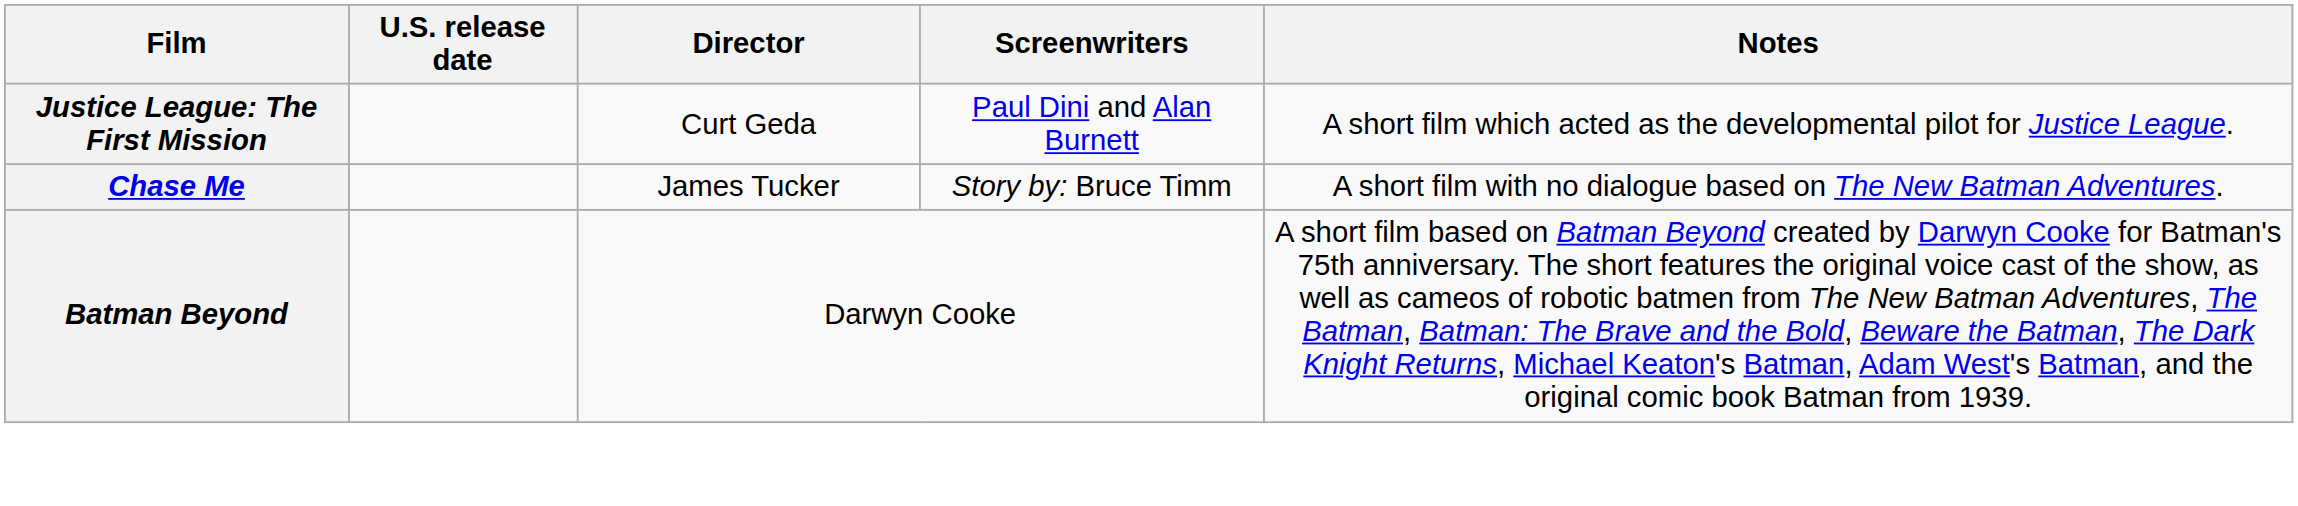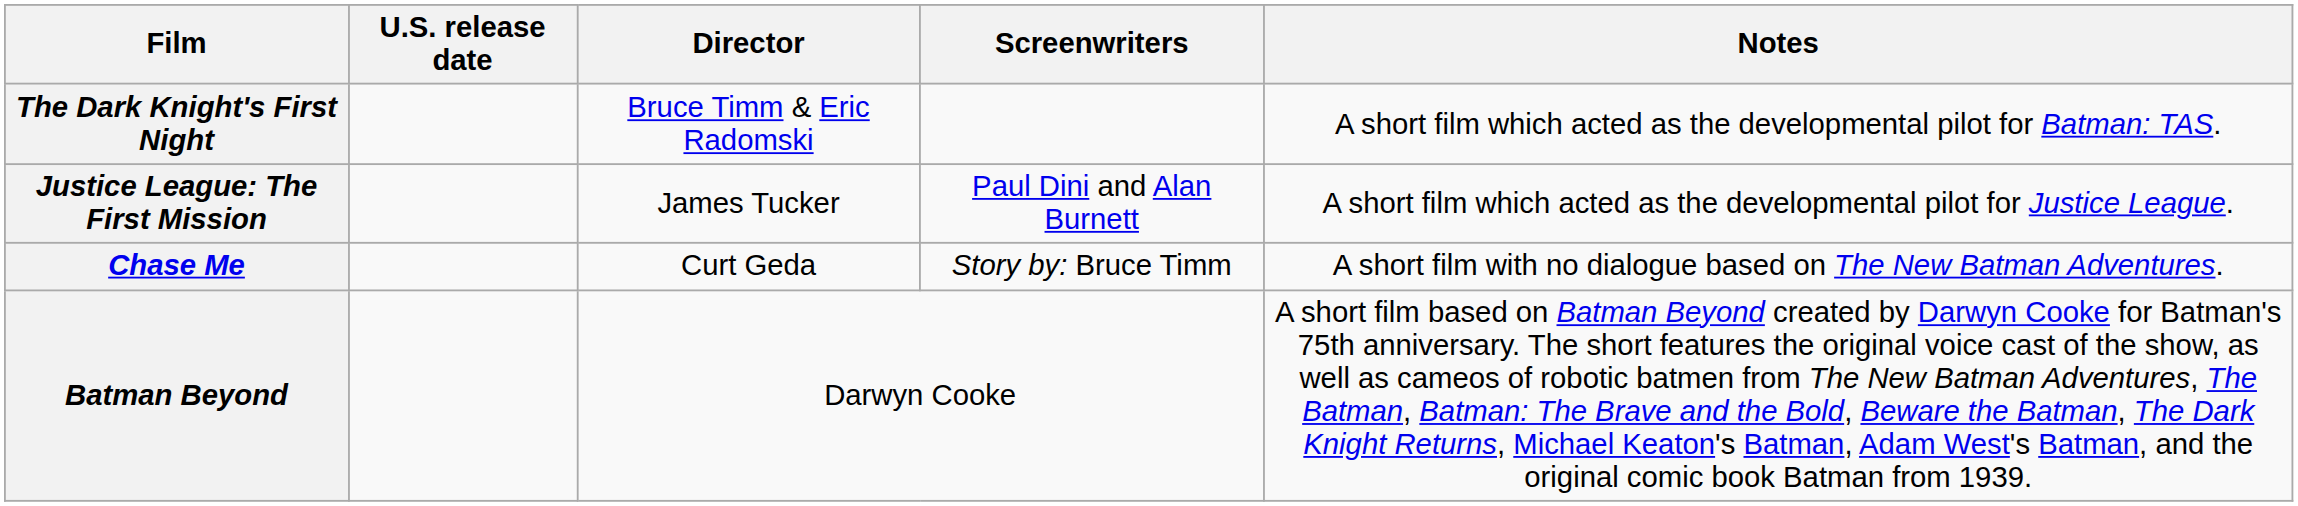+ row: (177, 123)
(749, 123) Curt Geda -> (749, 202) James Tucker
(749, 186) James Tucker -> (749, 265) Curt Geda
